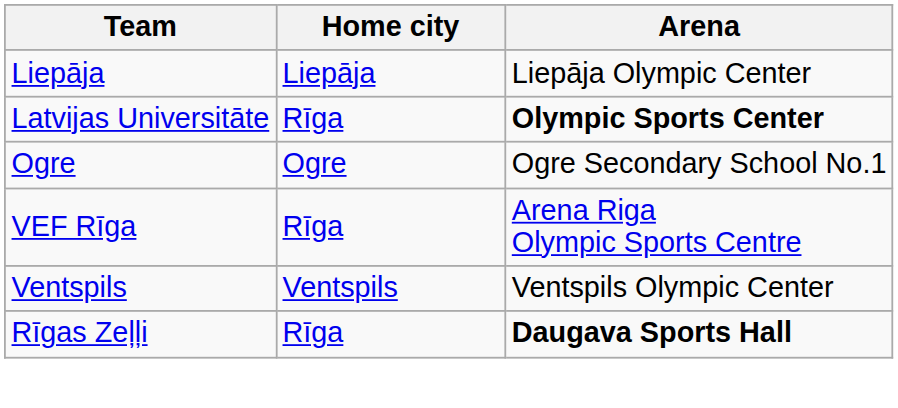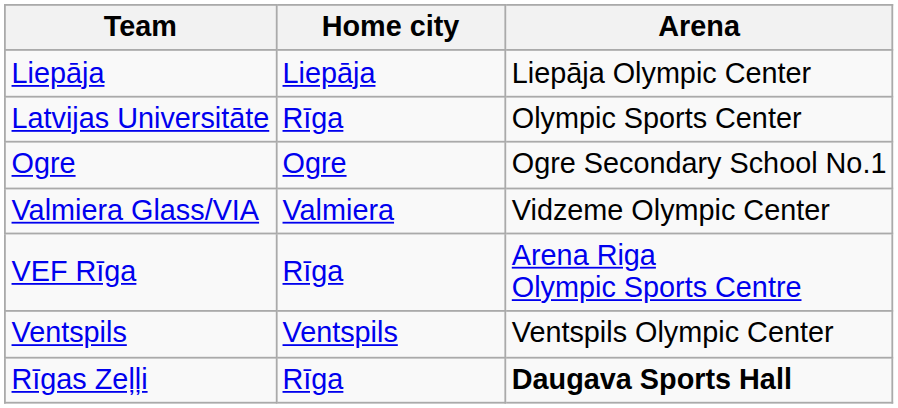(668, 118) bold -> (657, 118) normal
+ row: (135, 210)
